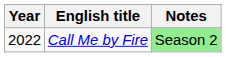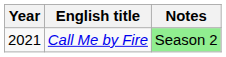(24, 39) 2022 -> (24, 39) 2021
